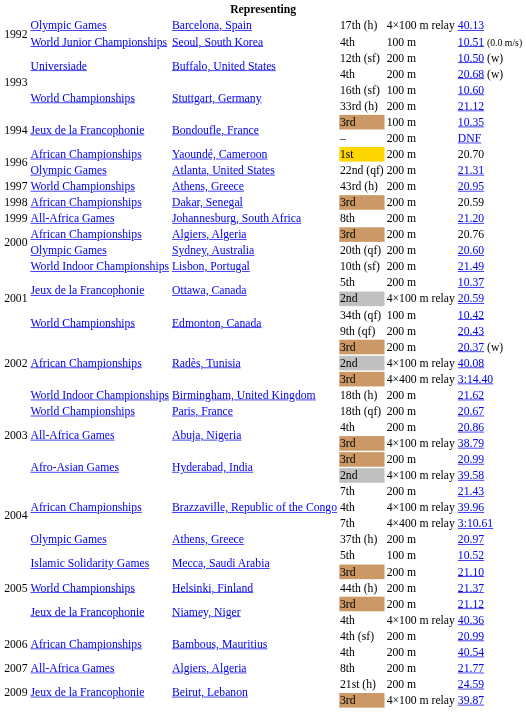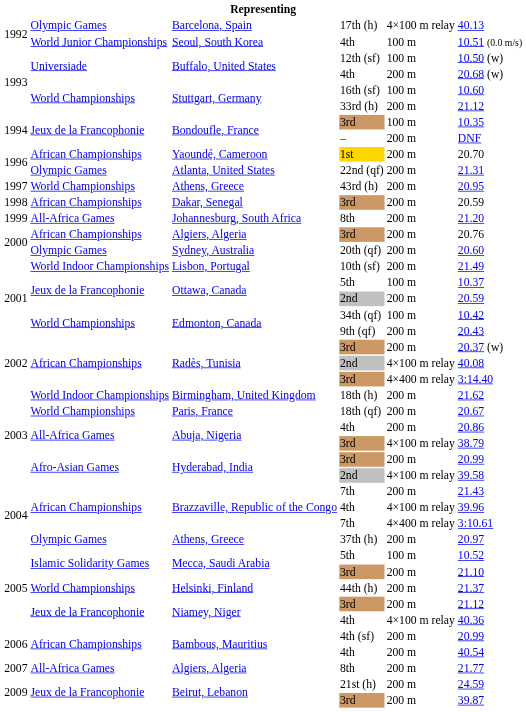(401, 58) 200 m -> (401, 58) 100 m
(401, 282) 200 m -> (401, 282) 100 m
(421, 298) 4×100 m relay -> (401, 298) 200 m
(421, 700) 4×100 m relay -> (401, 700) 200 m
